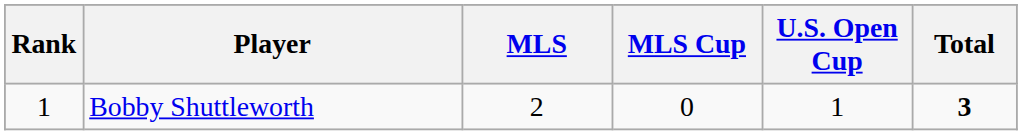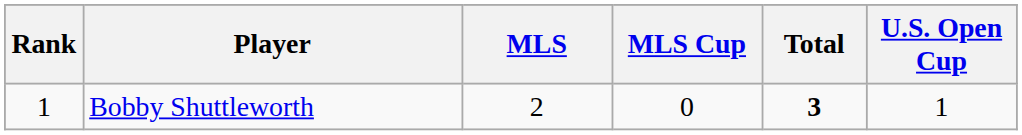columns swapped: (837, 44) <-> (964, 44)
